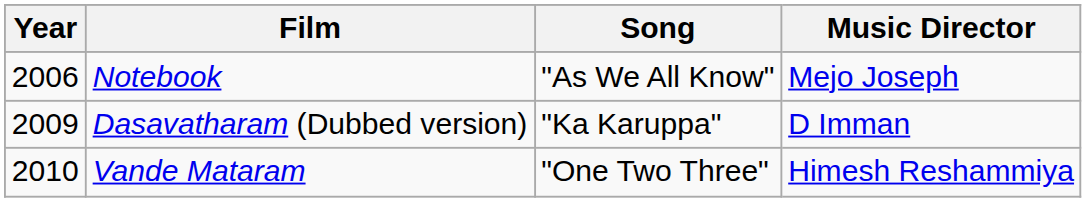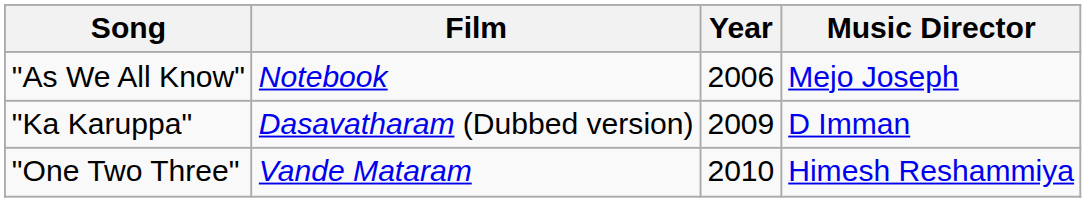columns swapped: (45, 28) <-> (658, 28)
